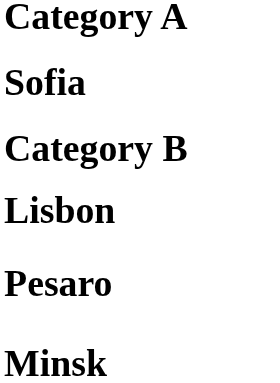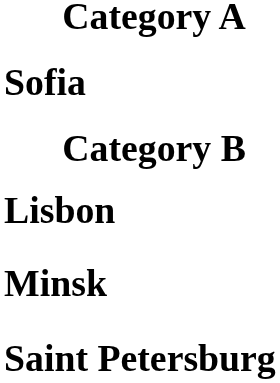- row: (58, 283)
+ row: (140, 357)
